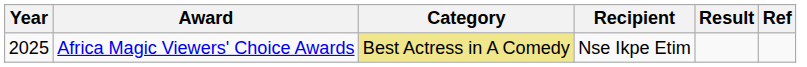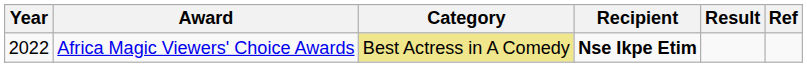(29, 47) 2025 -> (29, 47) 2022
(634, 47) normal -> (637, 47) bold
